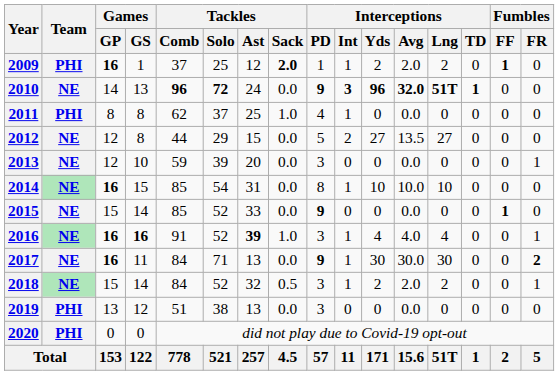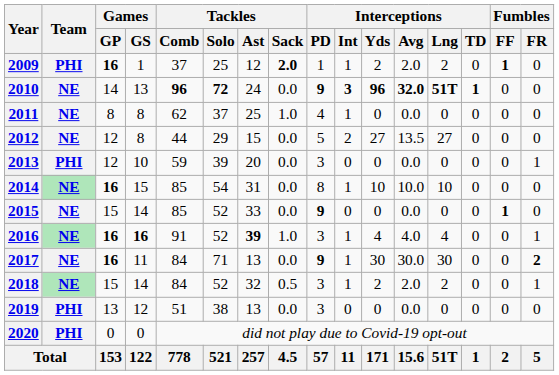(69, 114) PHI -> (69, 114) NE
(69, 162) NE -> (69, 162) PHI
